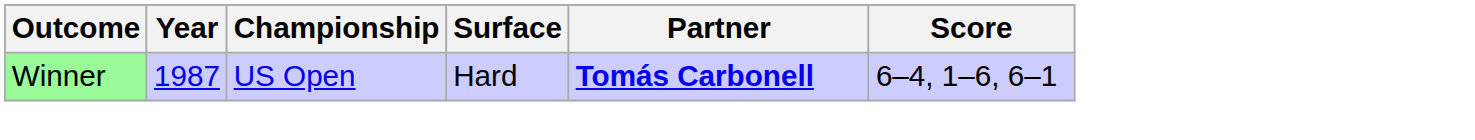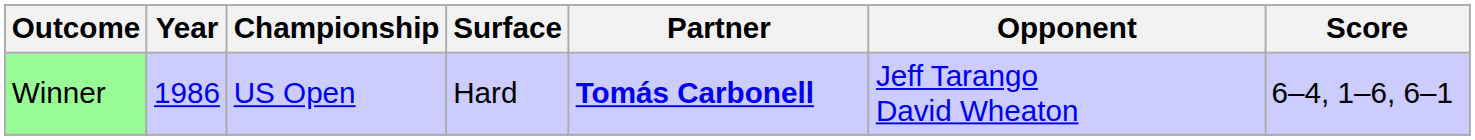+ column: (1067, 28)
(187, 76) 1987 -> (187, 93) 1986
